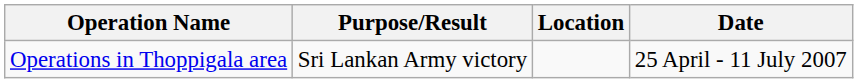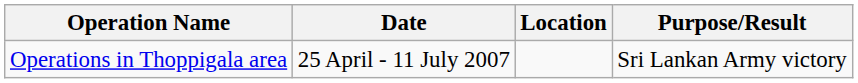columns swapped: (741, 22) <-> (412, 22)
